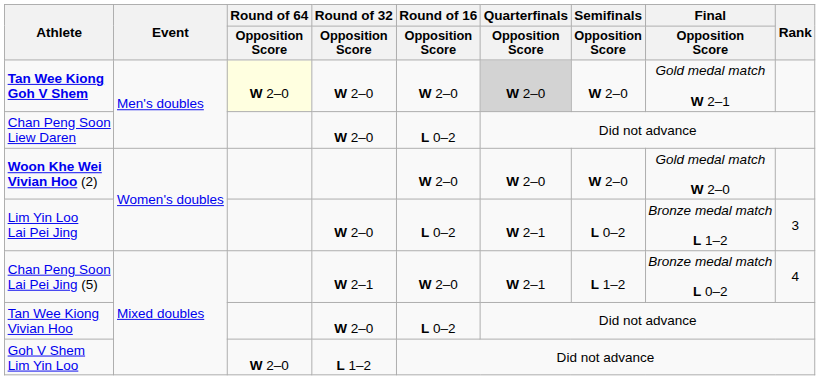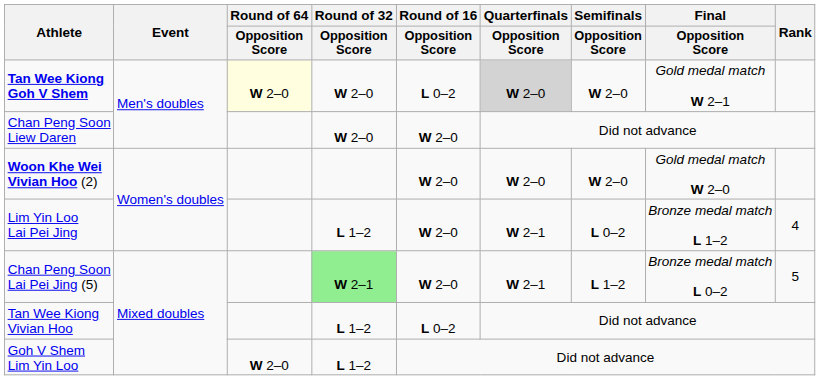(438, 94) W 2–0 -> (438, 94) L 0–2
(438, 138) L 0–2 -> (438, 138) W 2–0
(354, 233) W 2–0 -> (354, 233) L 1–2
(438, 233) L 0–2 -> (438, 233) W 2–0
(795, 226) 3 -> (795, 226) 4
(354, 285) no background -> (354, 285) lightgreen background
(795, 277) 4 -> (795, 277) 5
(354, 329) W 2–0 -> (354, 329) L 1–2
